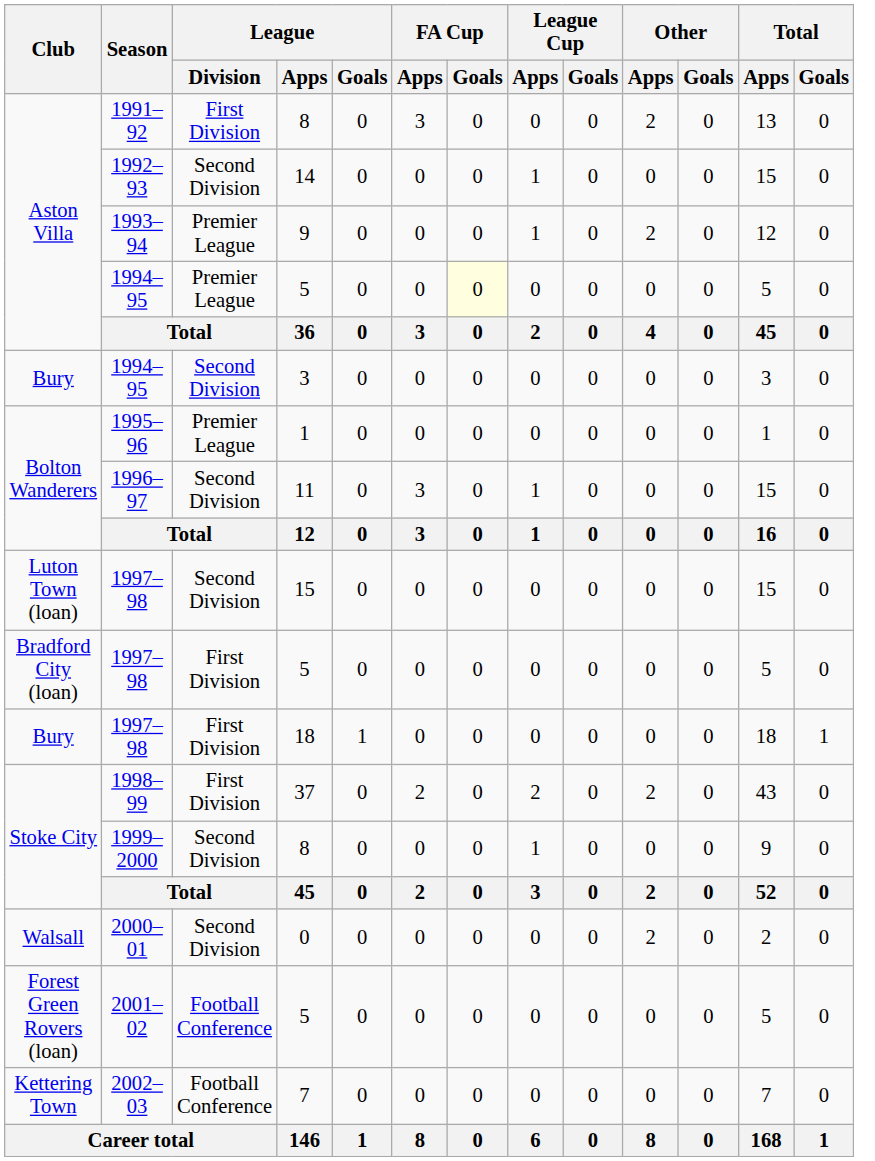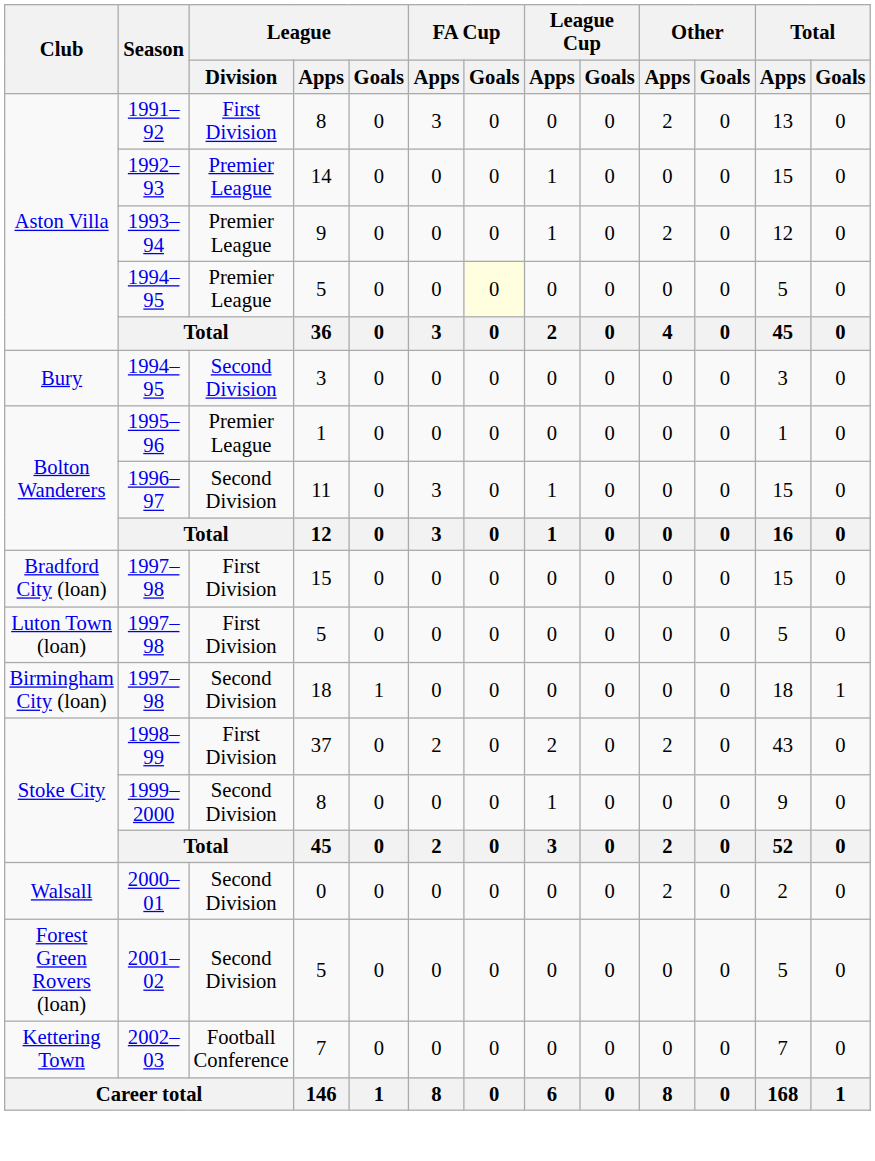(224, 177) Second Division -> (241, 177) Premier League
(53, 589) Luton Town (loan) -> (62, 578) Bradford City (loan)
(224, 589) Second Division -> (241, 578) First Division
(53, 669) Bradford City (loan) -> (62, 634) Luton Town (loan)
(53, 736) Bury -> (62, 690) Birmingham City (loan)
(224, 736) First Division -> (241, 690) Second Division
(224, 1016) Football Conference -> (241, 969) Second Division
